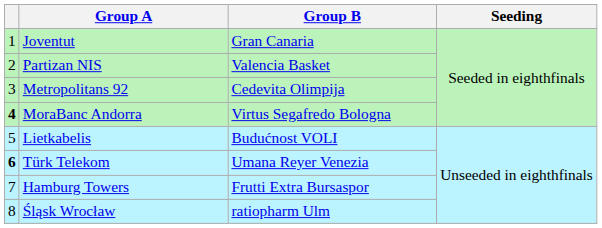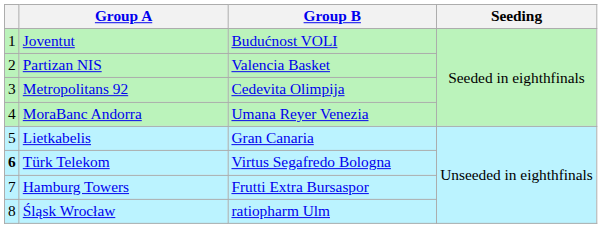(273, 41) Gran Canaria -> (284, 41) Budućnost VOLI
(12, 114) bold -> (12, 114) normal
(311, 114) Virtus Segafredo Bologna -> (300, 114) Umana Reyer Venezia
(284, 138) Budućnost VOLI -> (273, 138) Gran Canaria
(300, 162) Umana Reyer Venezia -> (311, 162) Virtus Segafredo Bologna
